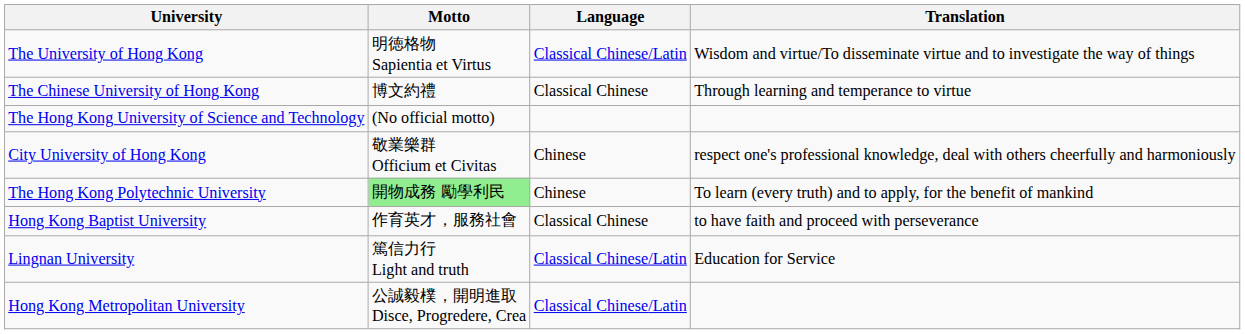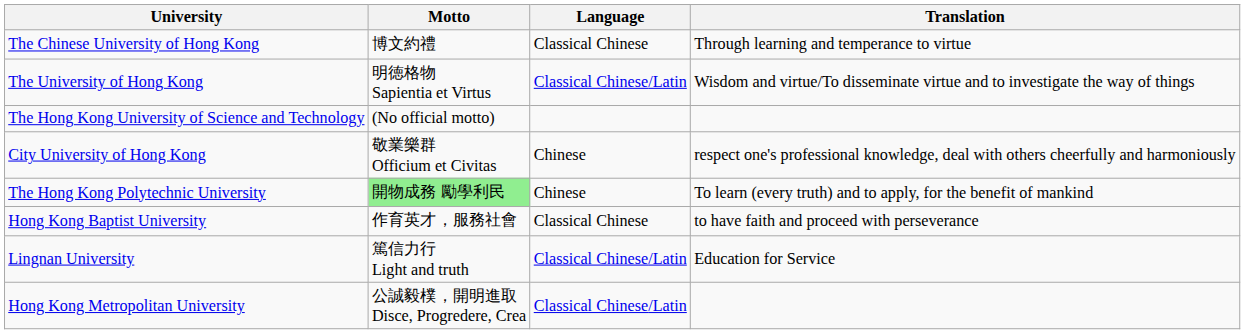rows swapped: (106, 53) <-> (134, 91)
